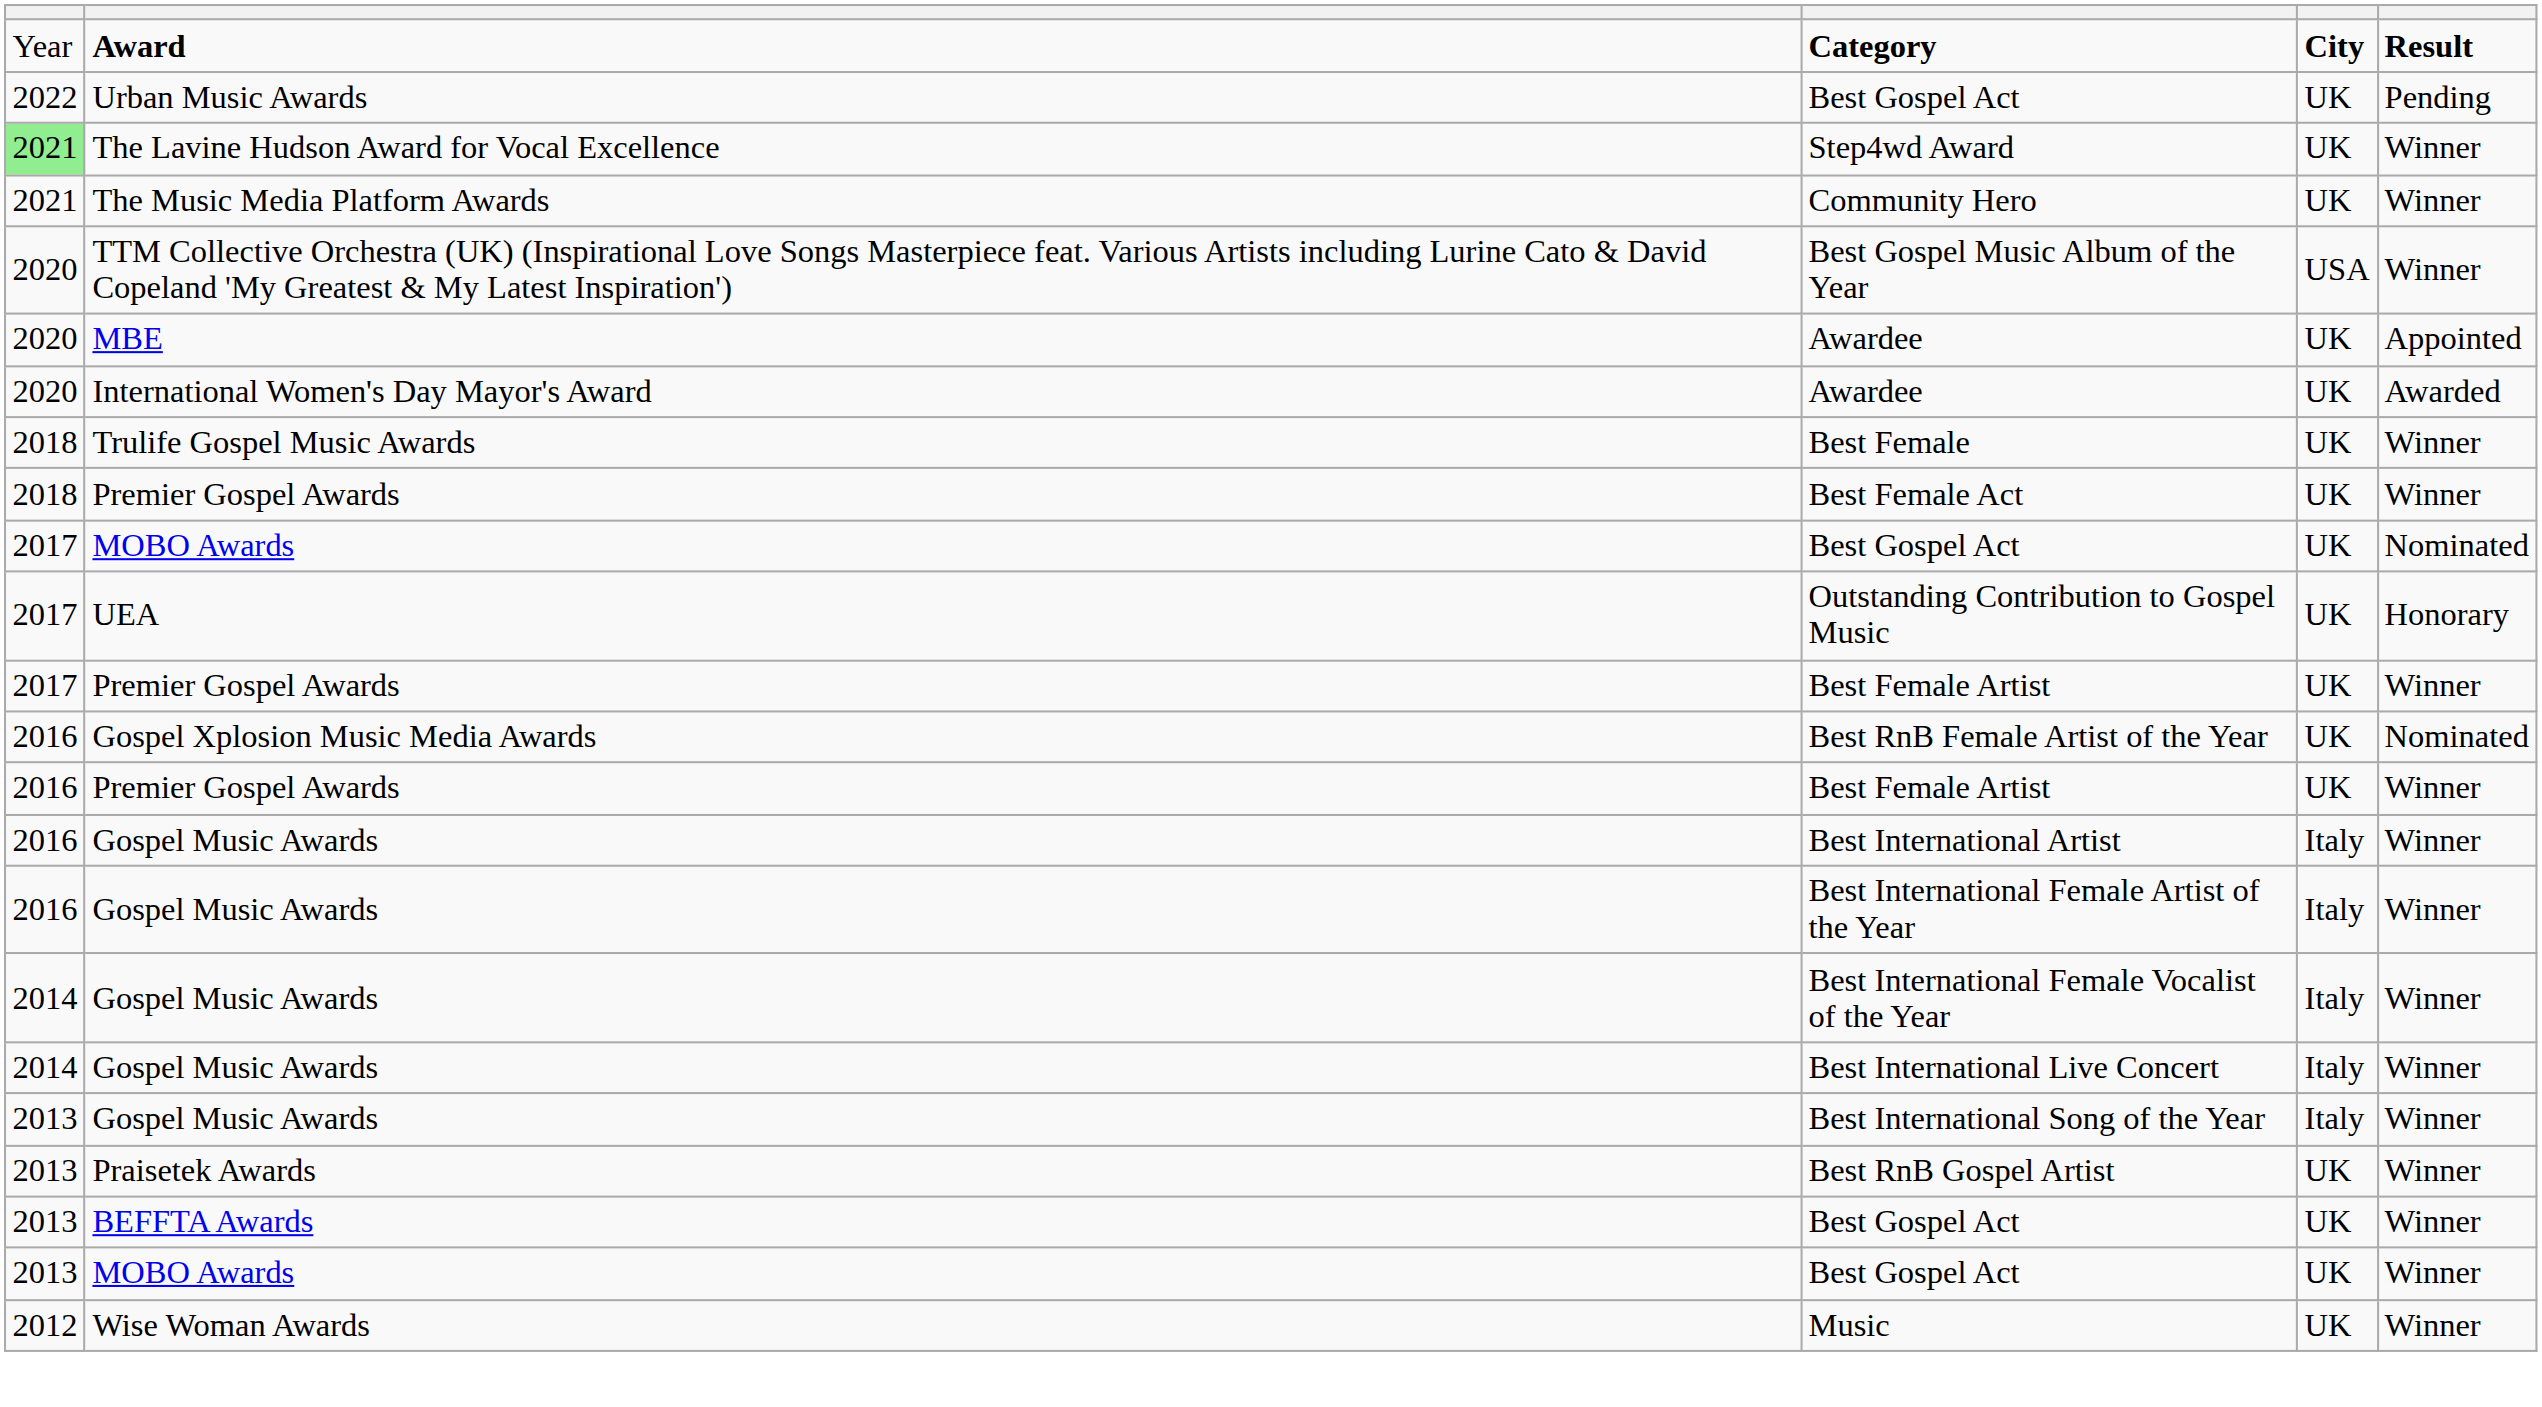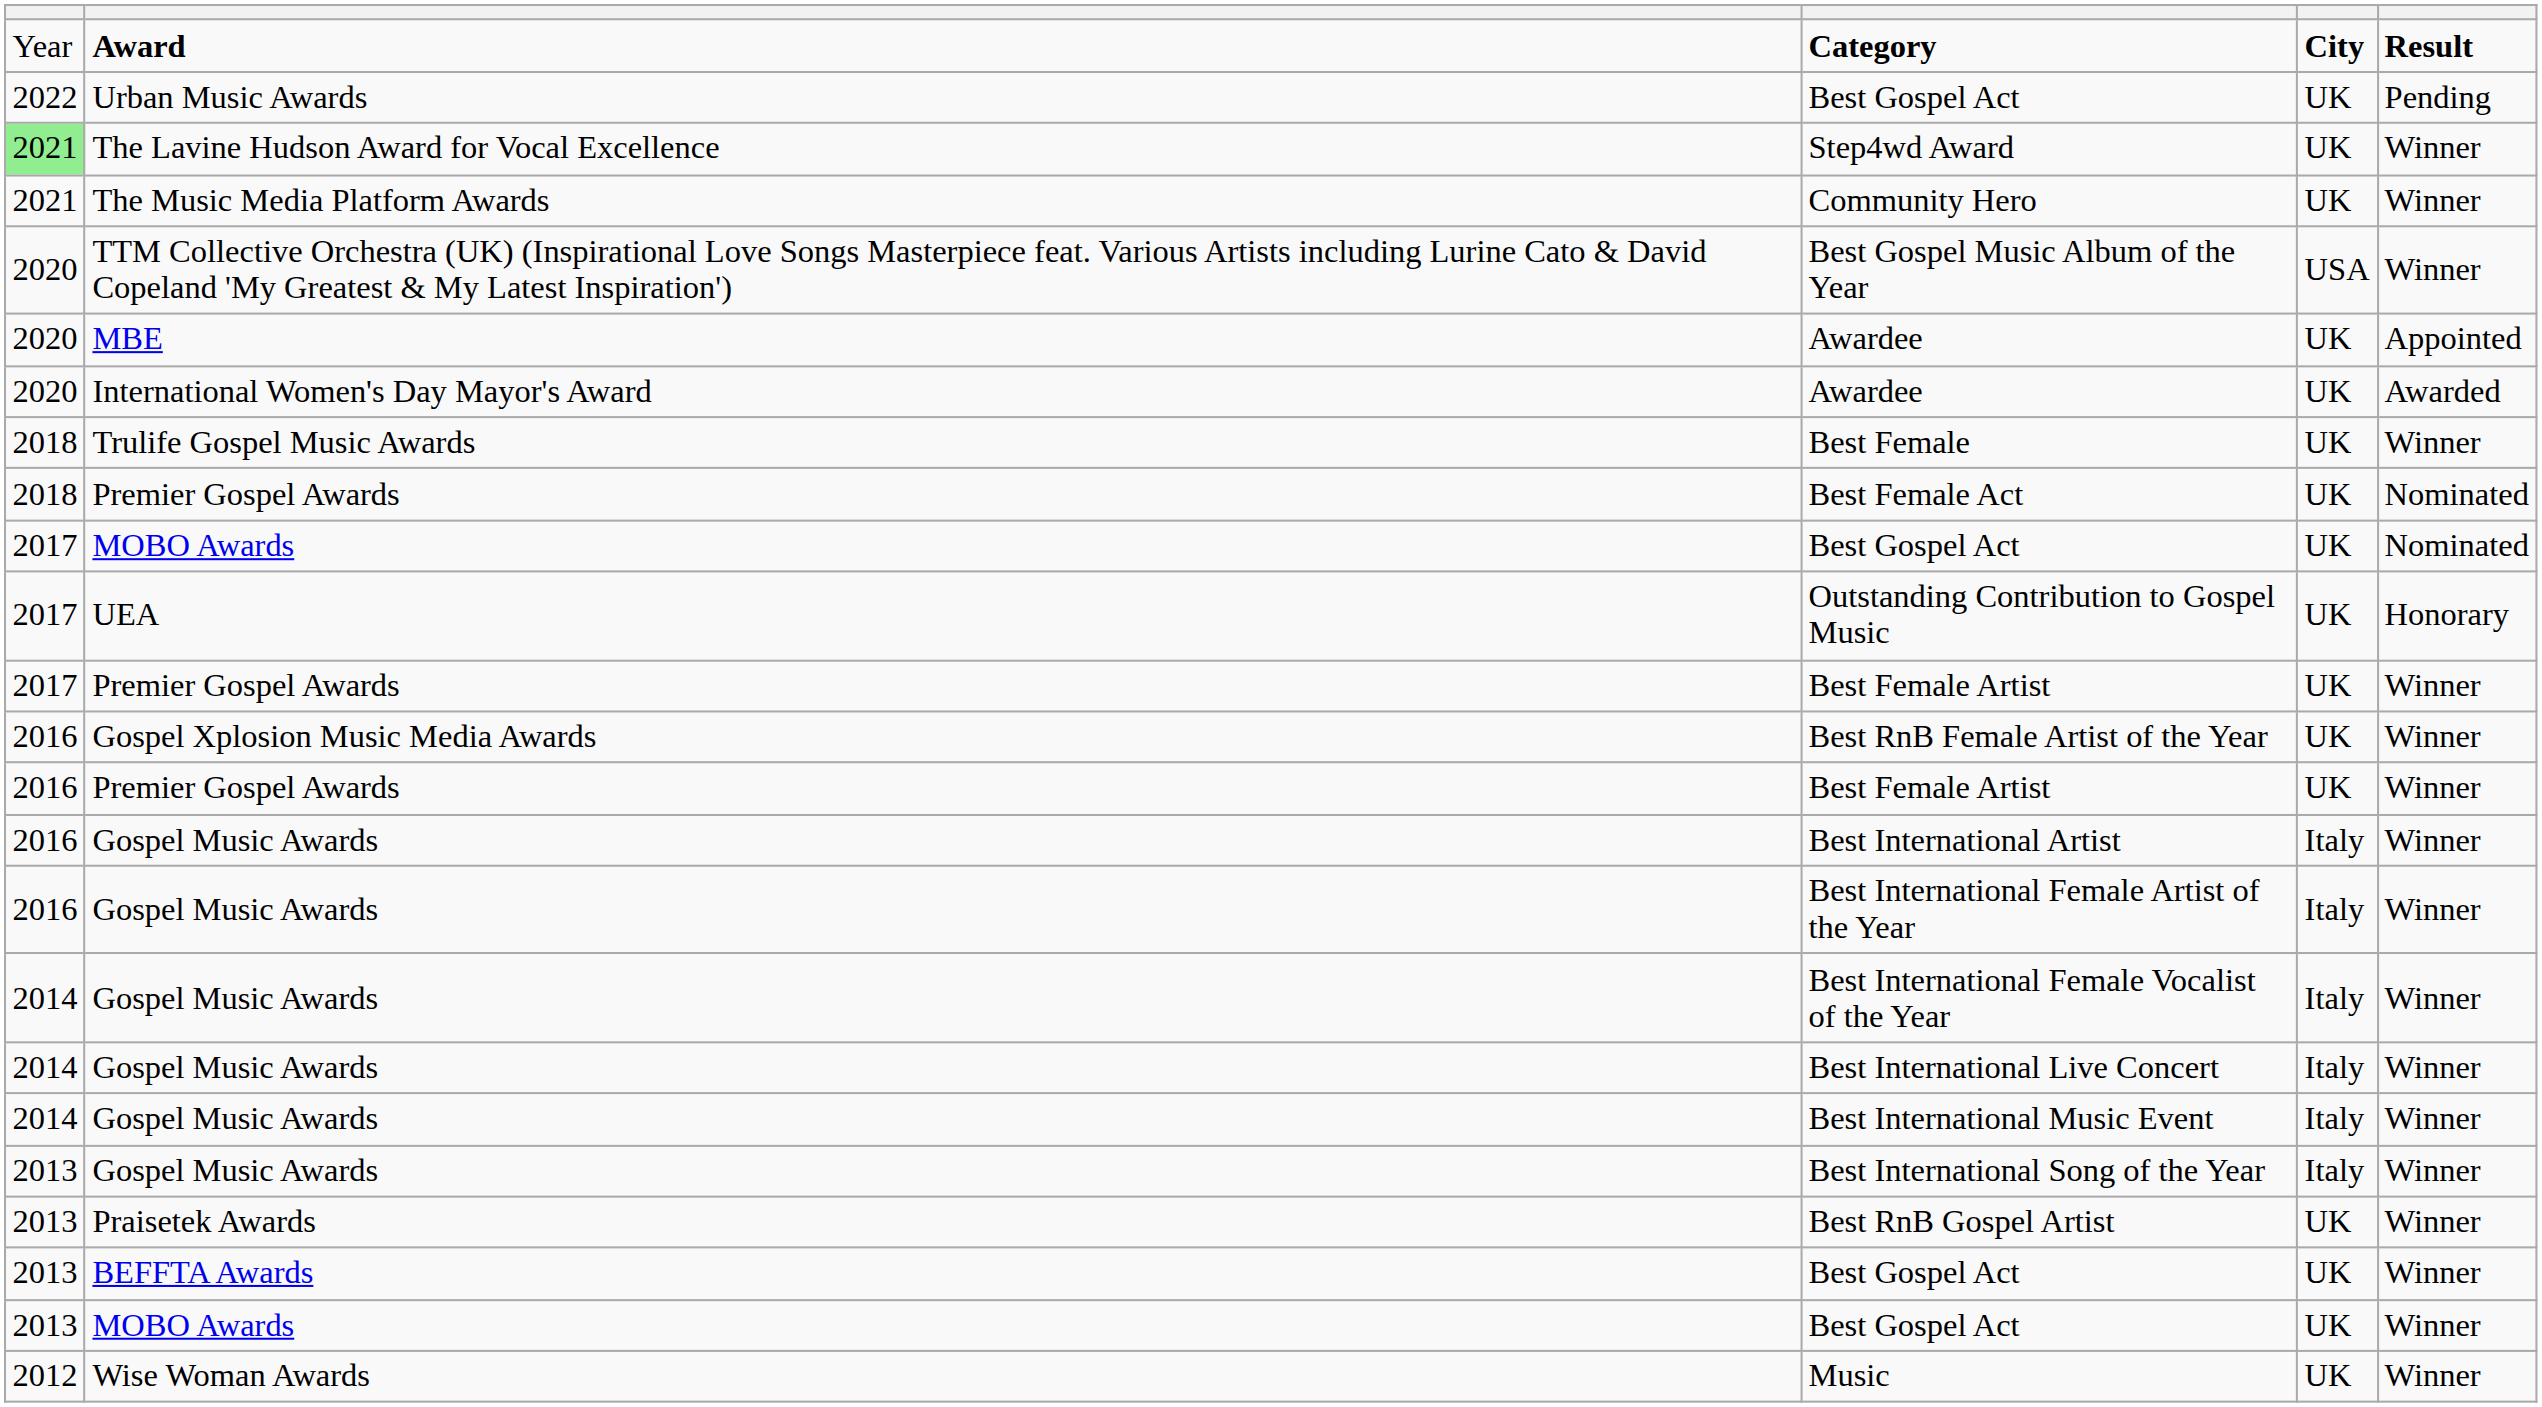(2433, 493) Winner -> (2457, 493) Nominated
(2457, 736) Nominated -> (2433, 736) Winner
+ row: (235, 1118)
